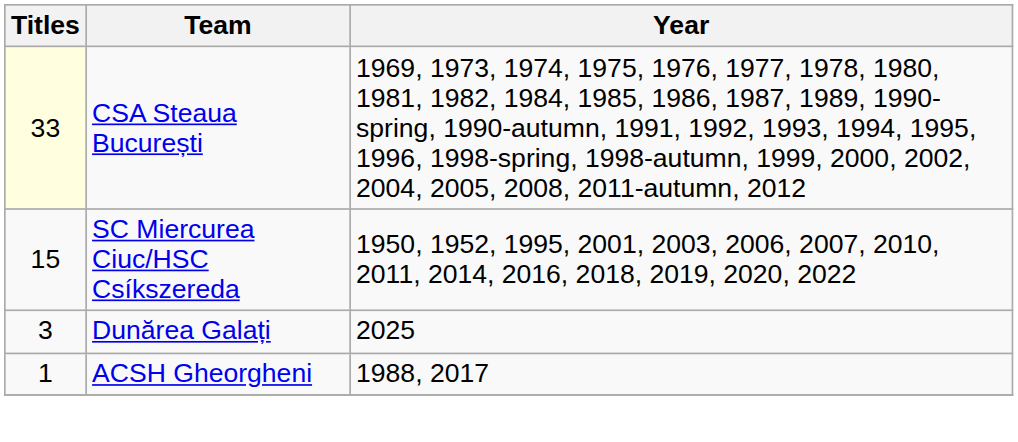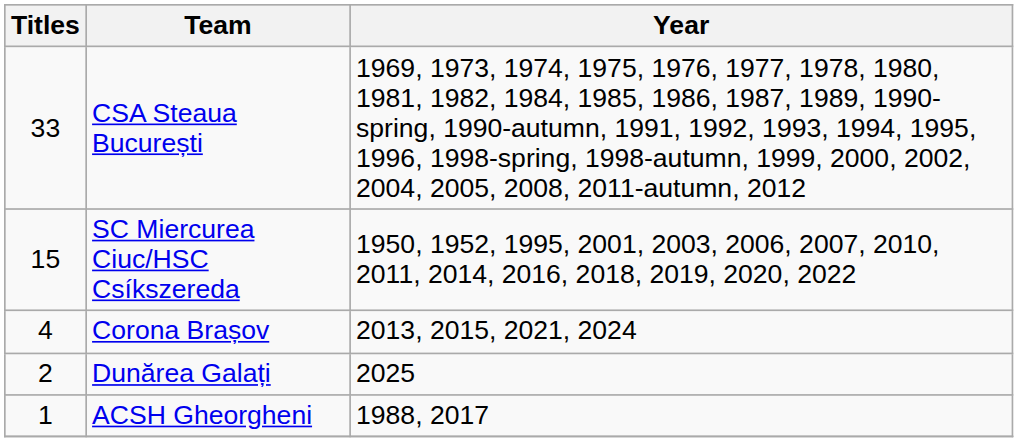(45, 127) lightyellow background -> (45, 127) no background
+ row: (181, 331)
(45, 331) 3 -> (45, 373) 2
